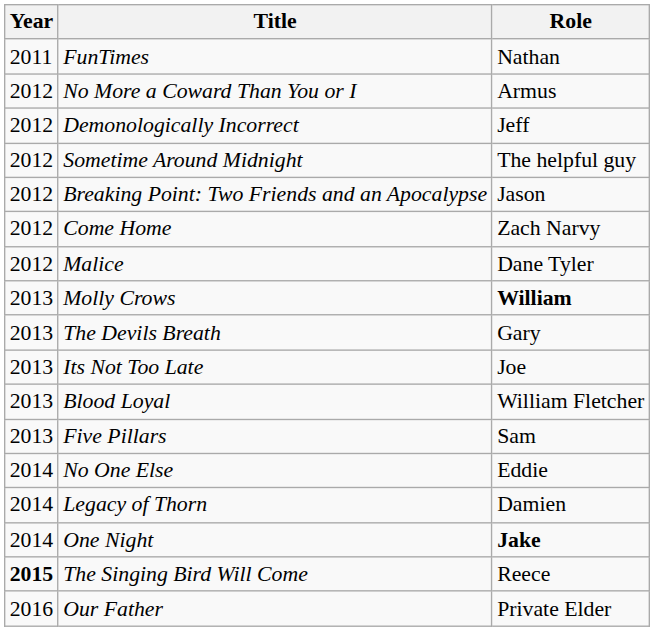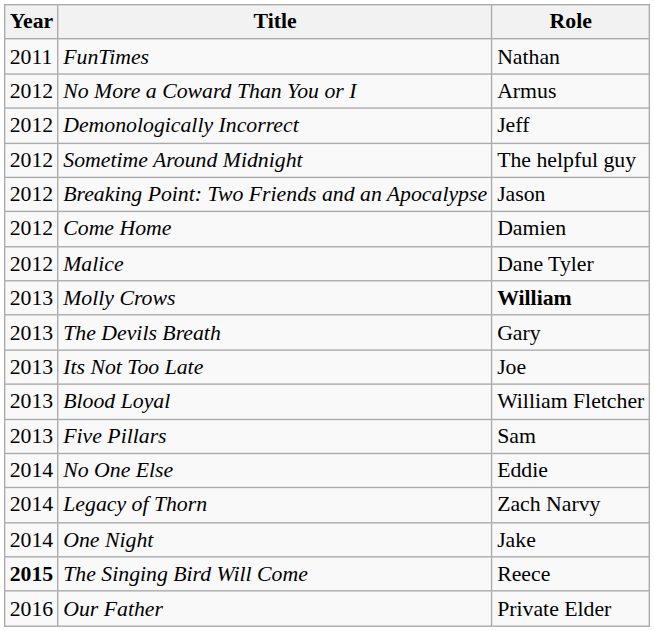(549, 228) Zach Narvy -> (532, 228) Damien
(532, 504) Damien -> (549, 504) Zach Narvy
(519, 539) bold -> (516, 539) normal
